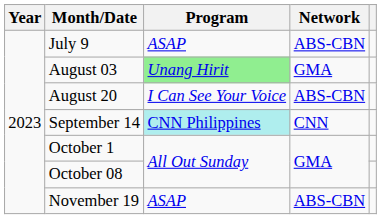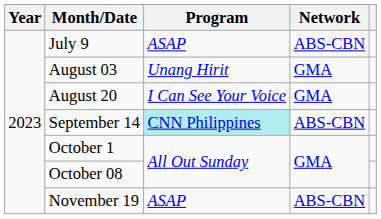(188, 69) lightgreen background -> (188, 69) no background
(329, 95) ABS-CBN -> (313, 95) GMA
(311, 122) CNN -> (329, 122) ABS-CBN
